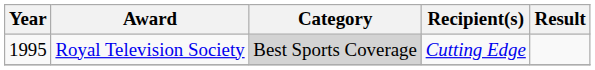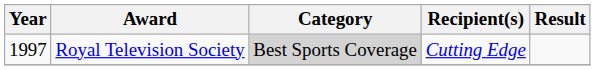(28, 49) 1995 -> (28, 49) 1997
